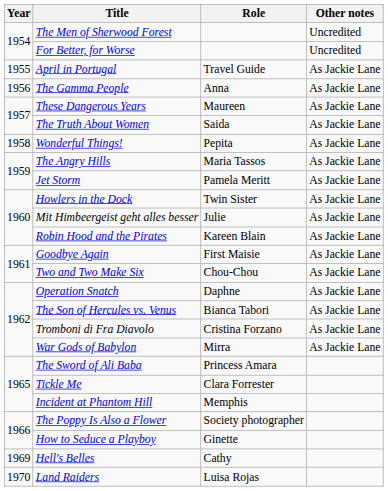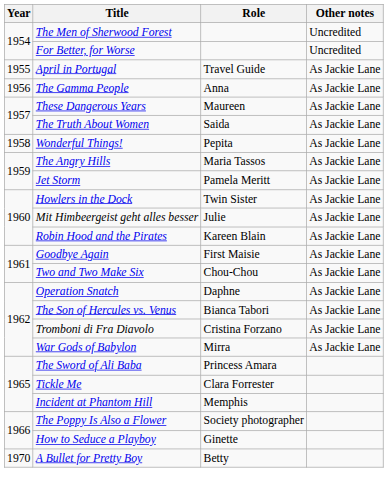- row: (65, 458)
- row: (67, 476)
+ row: (89, 458)
